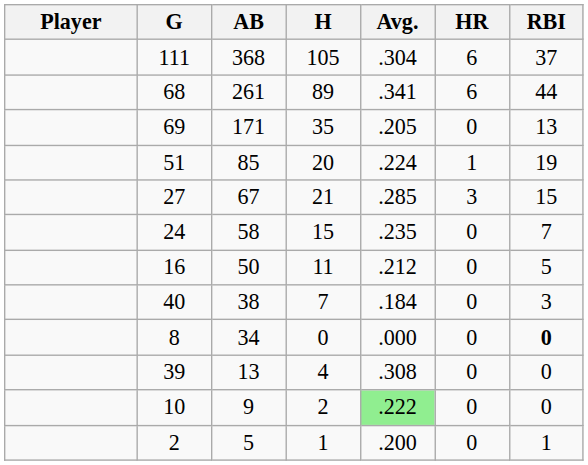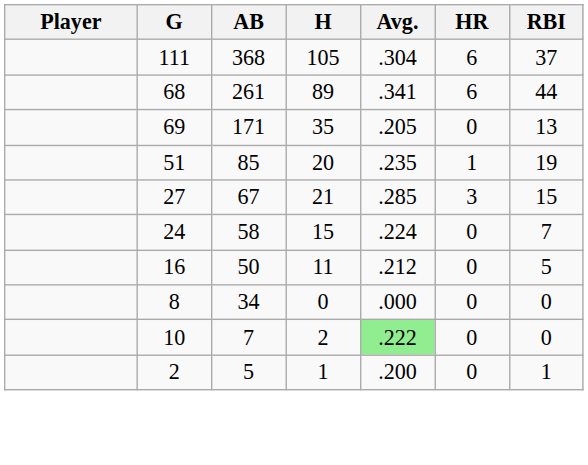(397, 162) .224 -> (397, 162) .235
(397, 232) .235 -> (397, 232) .224
- row: (174, 302)
(546, 337) bold -> (546, 302) normal
- row: (174, 372)
(249, 407) 9 -> (249, 337) 7
